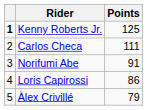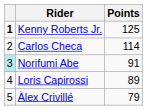(132, 47) 111 -> (131, 47) 114
(10, 63) no background -> (10, 63) paleturquoise background
(134, 80) 86 -> (134, 80) 89
